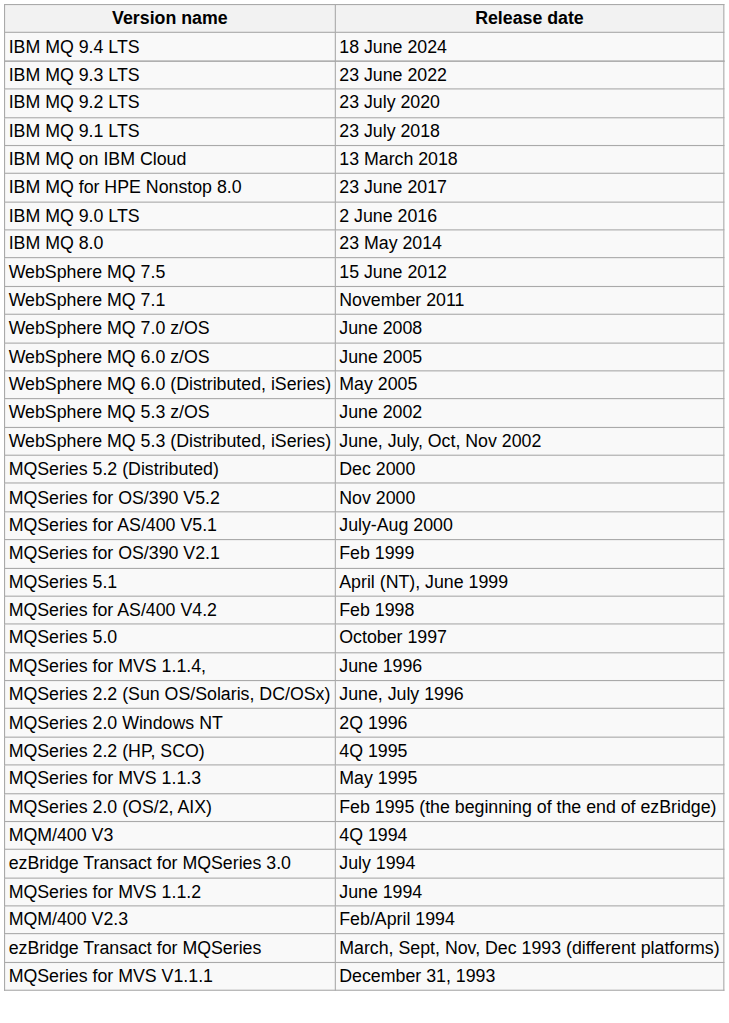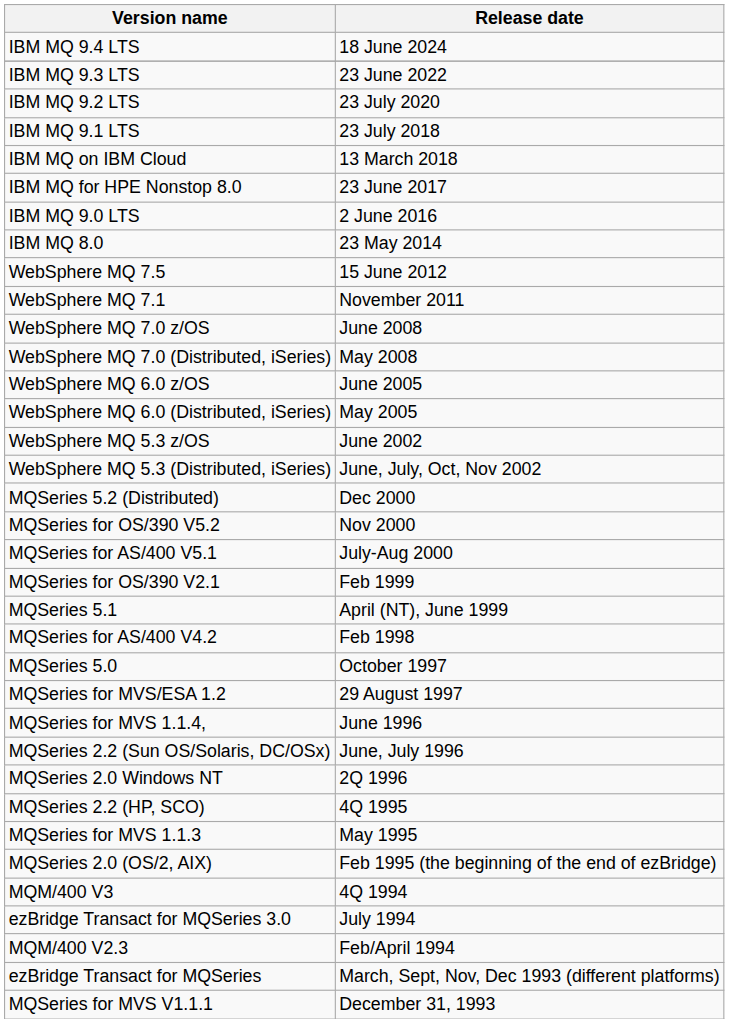+ row: (170, 356)
+ row: (117, 694)
- row: (105, 891)
